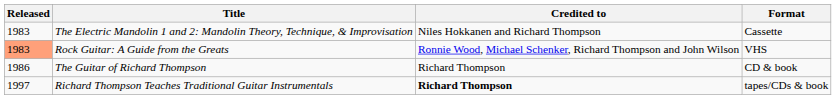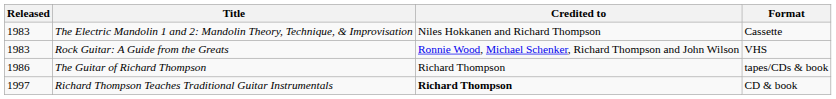(18, 49) lightsalmon background -> (18, 49) no background
(771, 67) CD & book -> (786, 67) tapes/CDs & book
(786, 85) tapes/CDs & book -> (771, 85) CD & book
